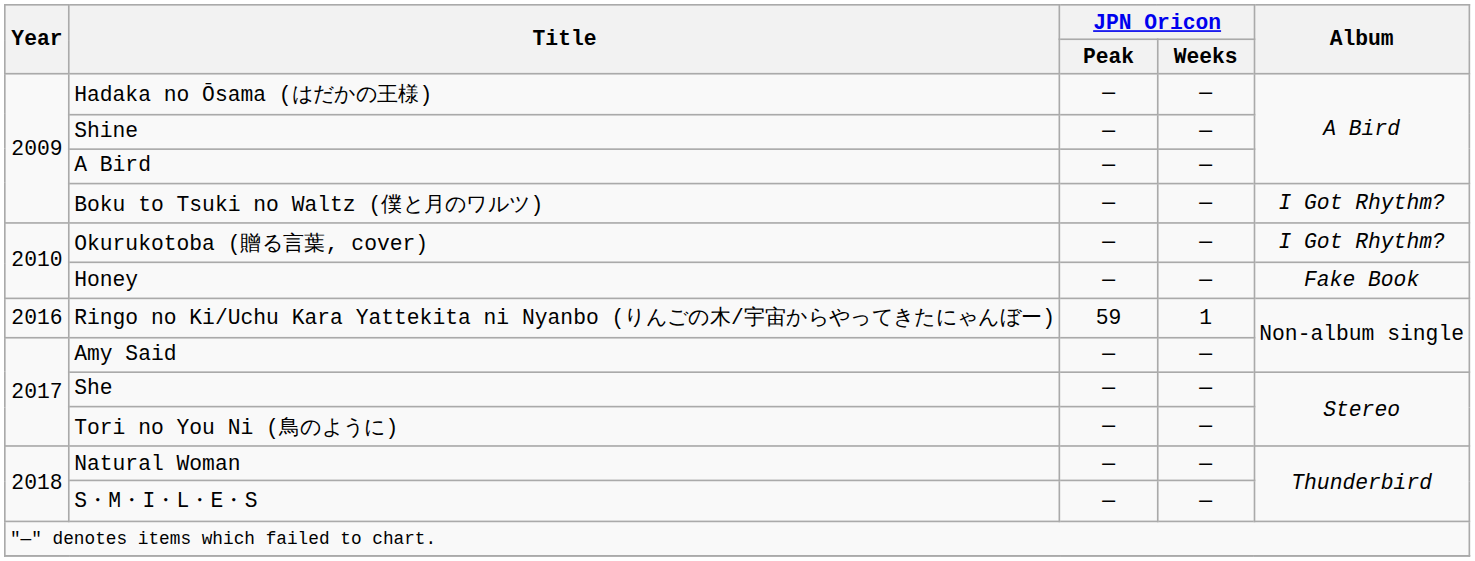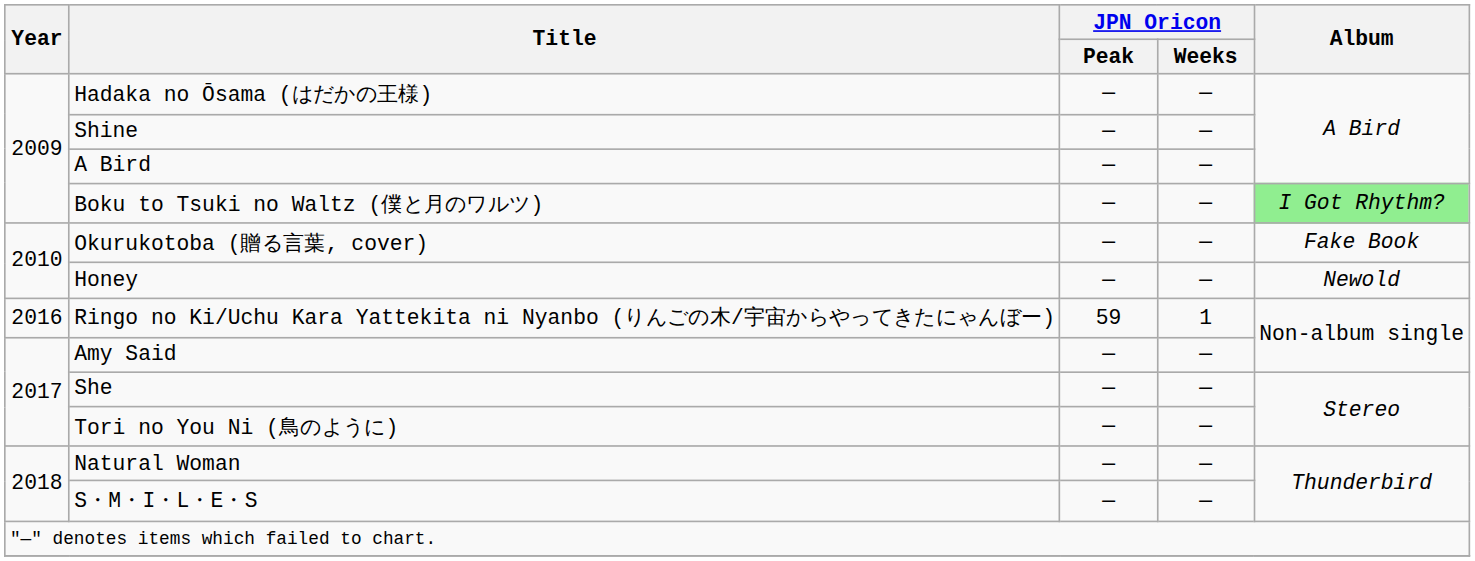(1362, 203) no background -> (1362, 203) lightgreen background
(1362, 243) I Got Rhythm? -> (1362, 243) Fake Book
(1362, 280) Fake Book -> (1362, 280) Newold
